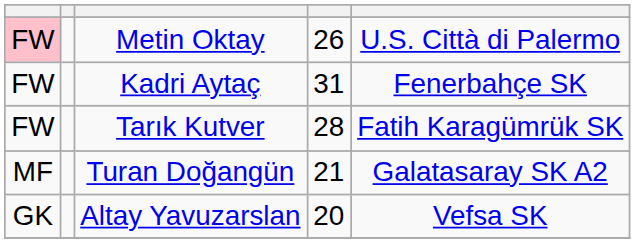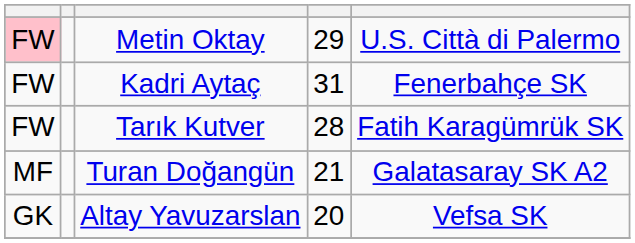(329, 39) 26 -> (329, 39) 29
